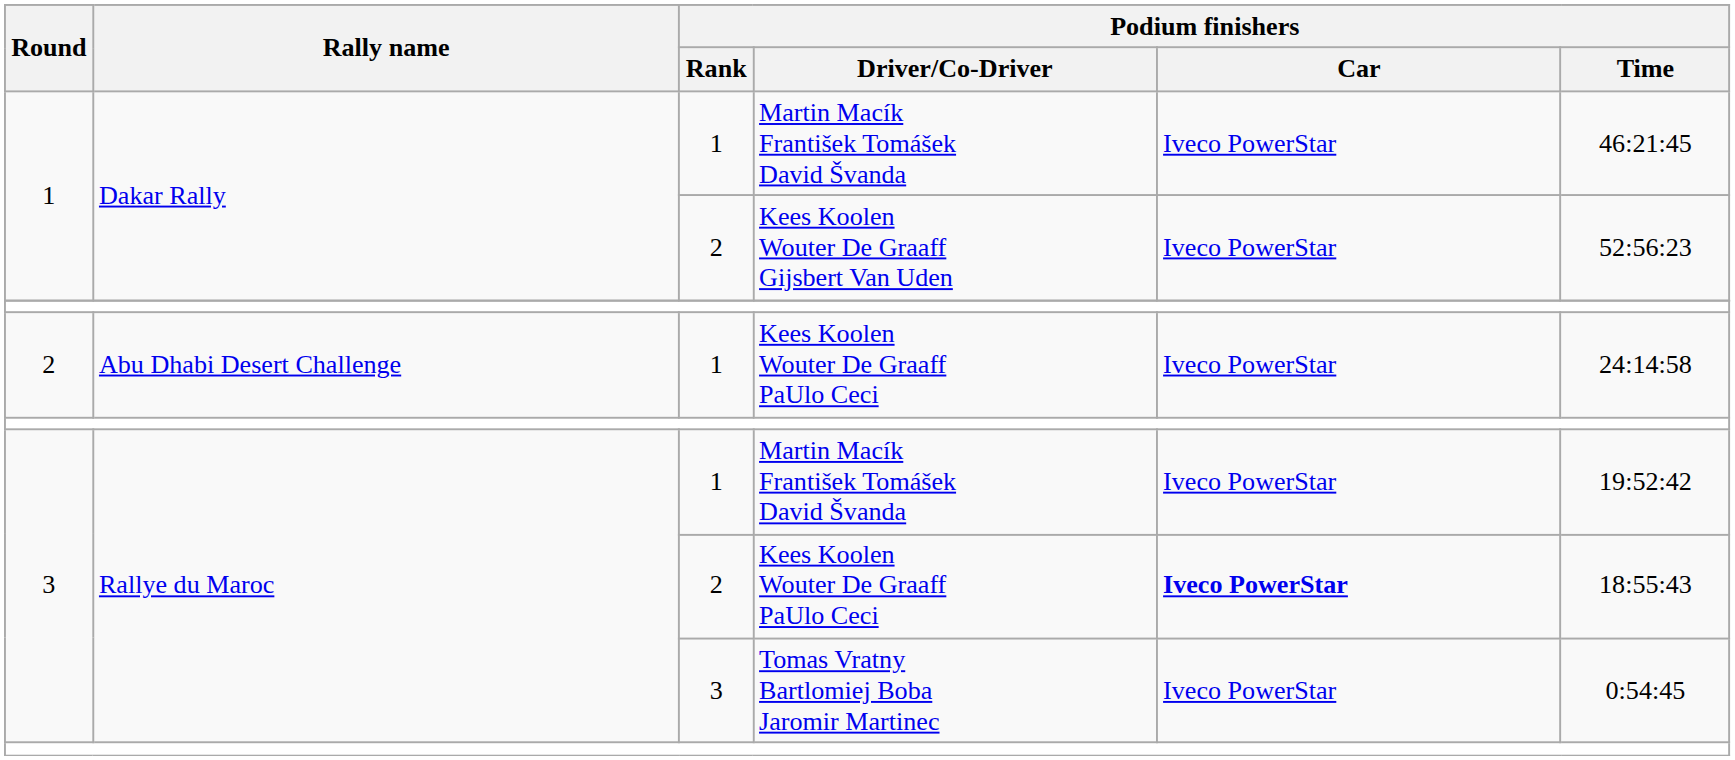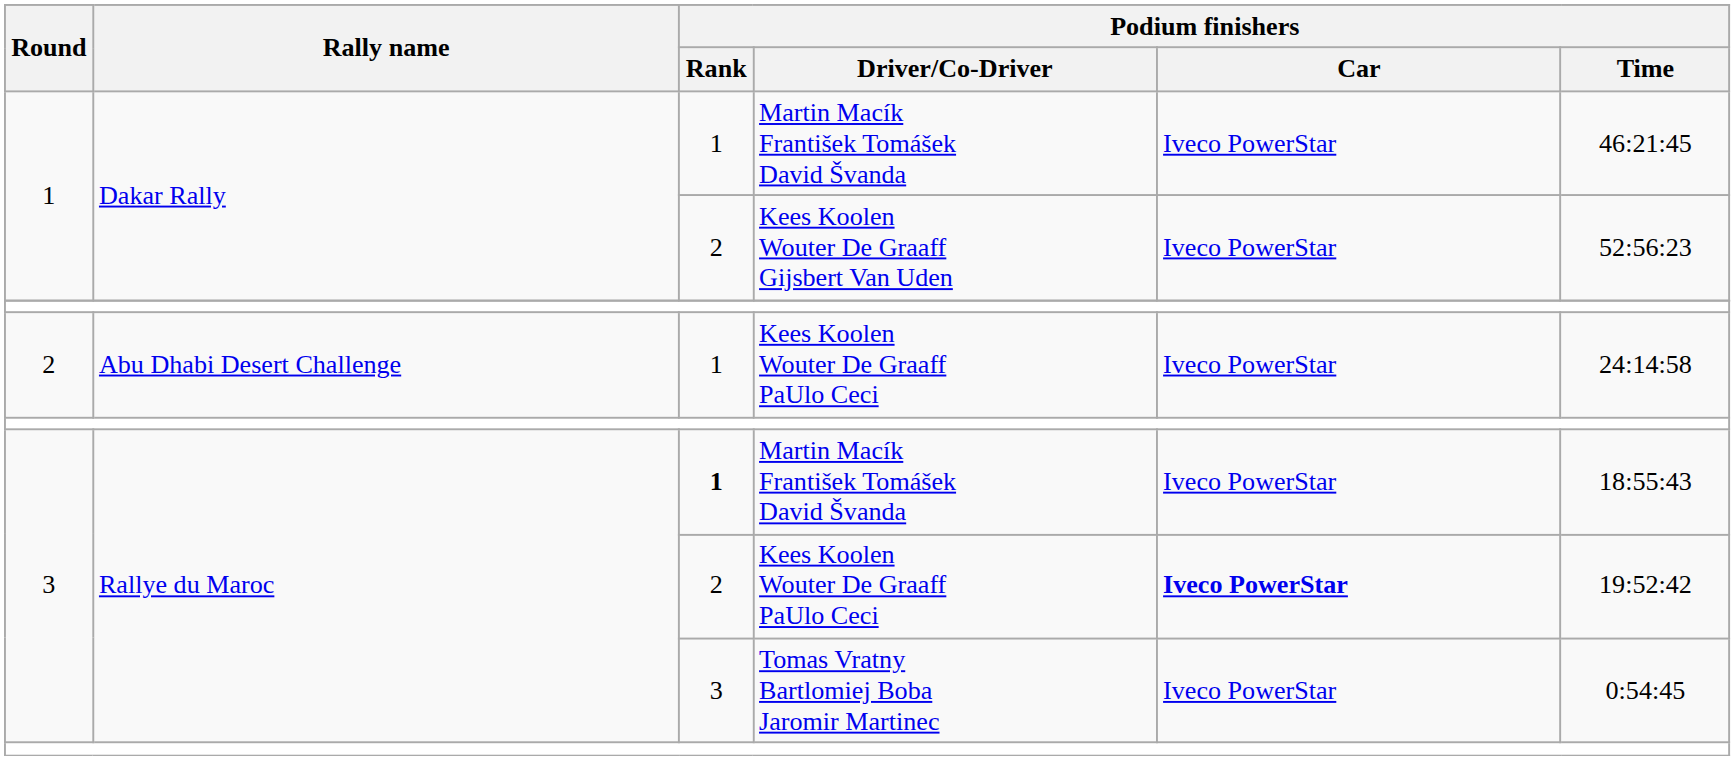(716, 480) normal -> (716, 480) bold
(1645, 480) 19:52:42 -> (1645, 480) 18:55:43
(1645, 585) 18:55:43 -> (1645, 585) 19:52:42
